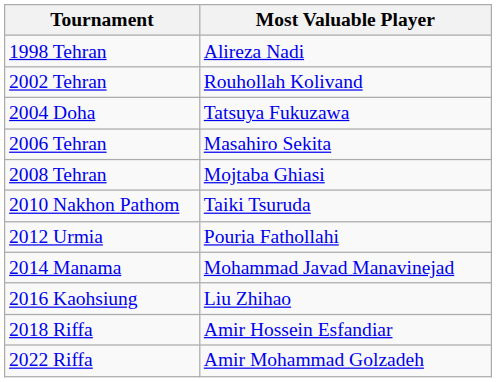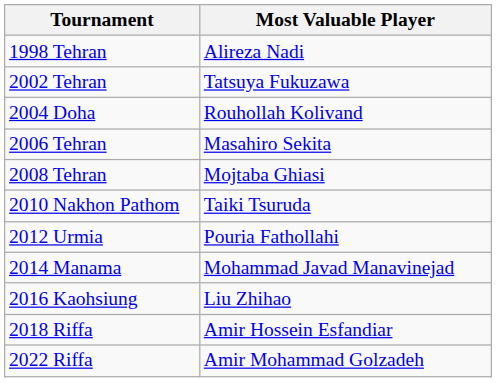(283, 81) Rouhollah Kolivand -> (277, 81) Tatsuya Fukuzawa
(277, 112) Tatsuya Fukuzawa -> (283, 112) Rouhollah Kolivand
